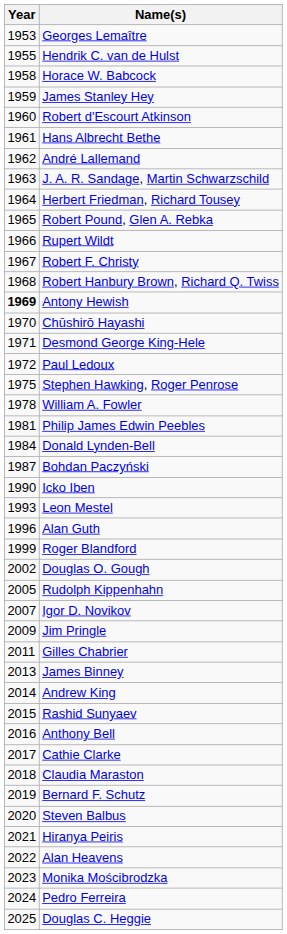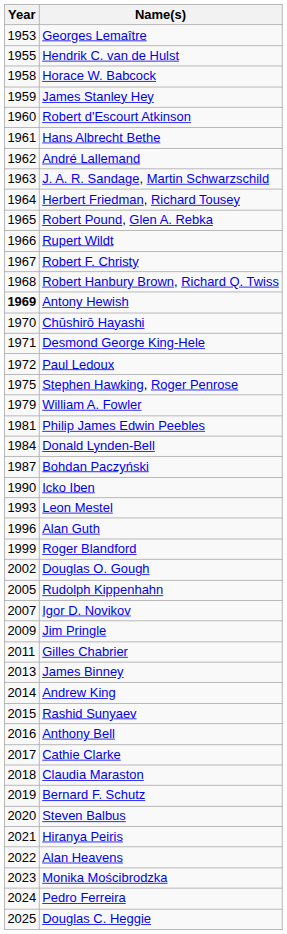(22, 405) 1978 -> (22, 405) 1979
